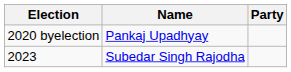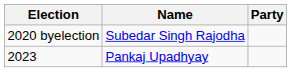(157, 35) Pankaj Upadhyay -> (175, 35) Subedar Singh Rajodha
(175, 56) Subedar Singh Rajodha -> (157, 56) Pankaj Upadhyay
